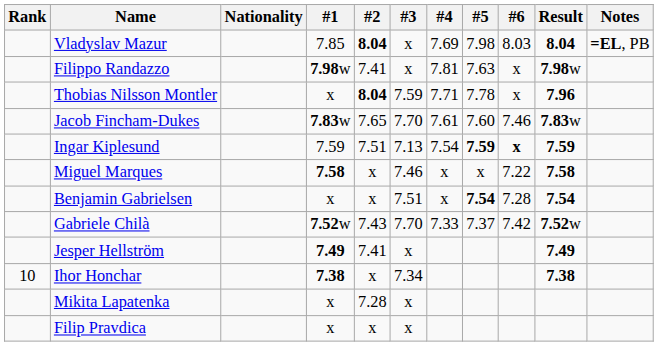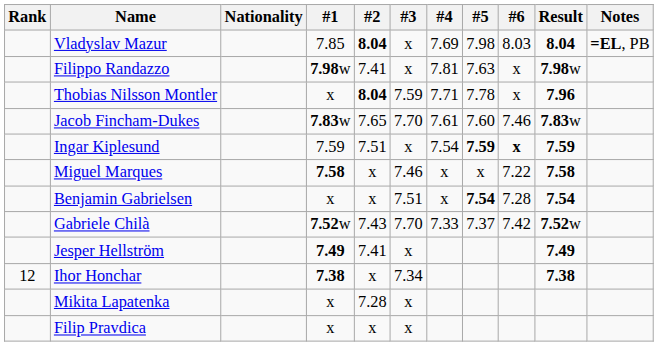(408, 146) 7.13 -> (408, 146) x
(27, 276) 10 -> (27, 276) 12
